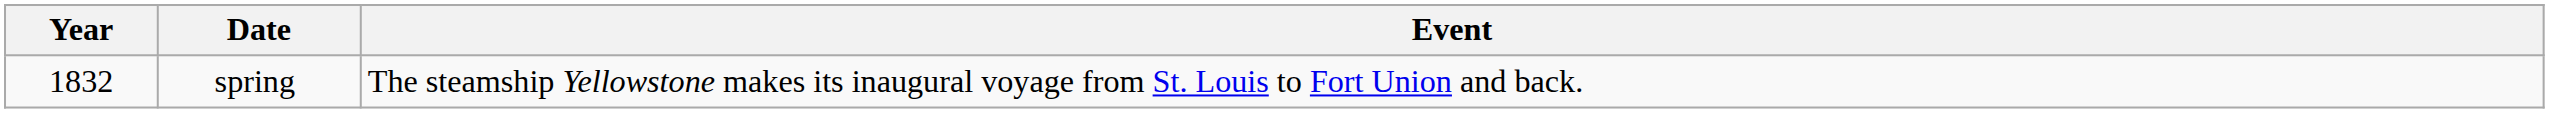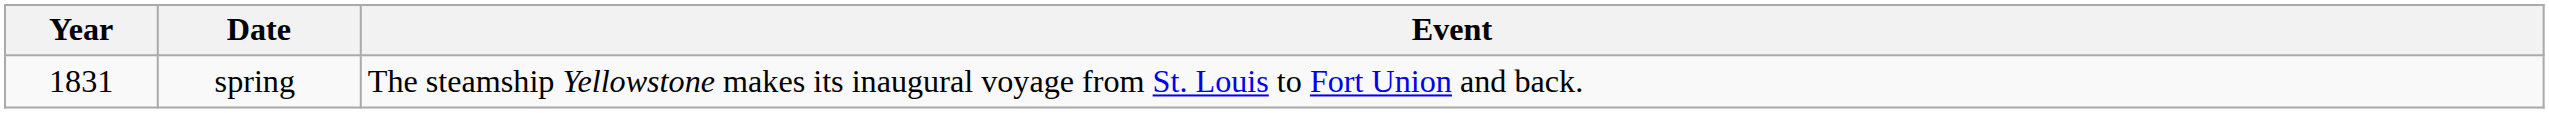(81, 81) 1832 -> (81, 81) 1831
